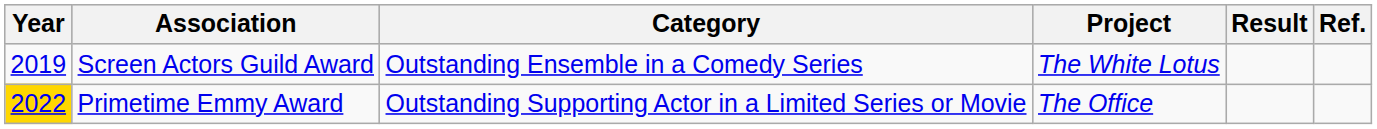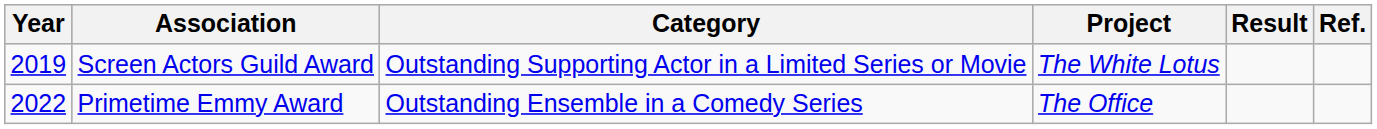(624, 63) Outstanding Ensemble in a Comedy Series -> (706, 63) Outstanding Supporting Actor in a Limited Series or Movie
(38, 103) gold background -> (38, 103) no background
(706, 103) Outstanding Supporting Actor in a Limited Series or Movie -> (624, 103) Outstanding Ensemble in a Comedy Series
